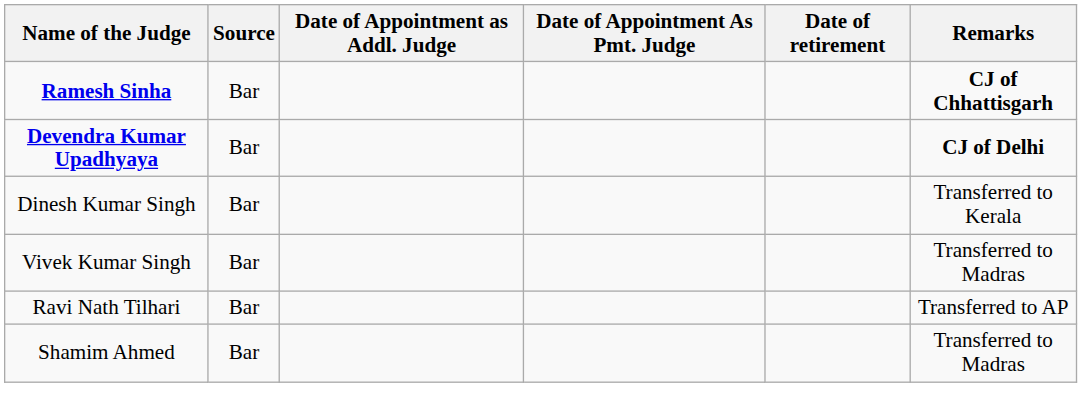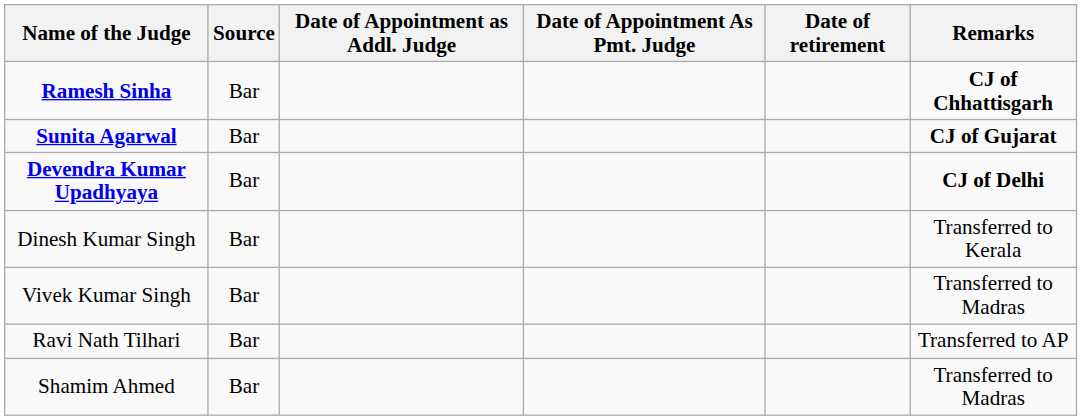+ row: (106, 135)
